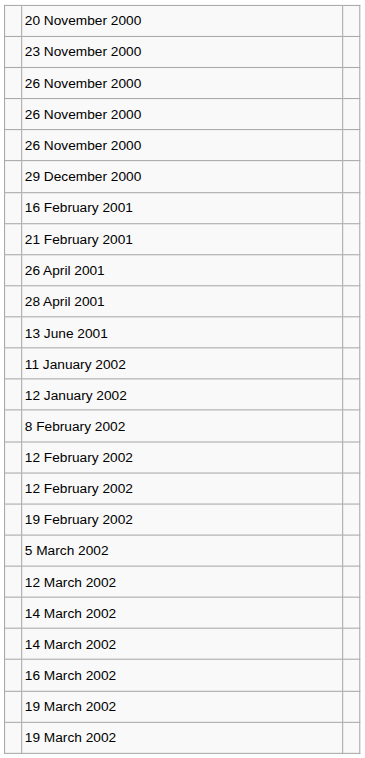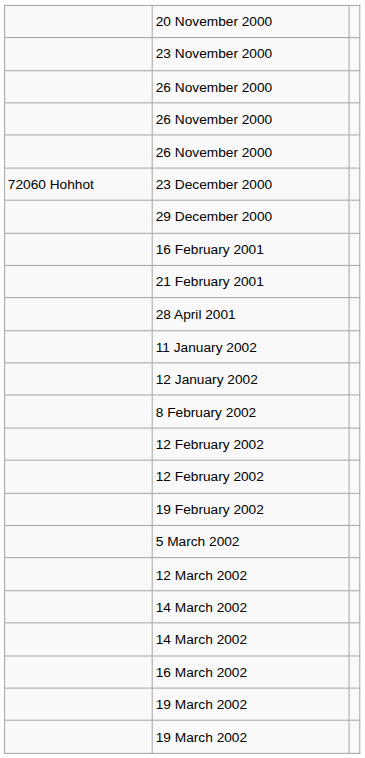+ row: (51, 184)
- row: (13, 270)
- row: (13, 332)
